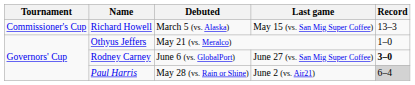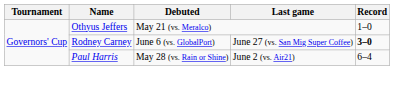- row: (121, 27)
(385, 73) lightgrey background -> (365, 57) no background
